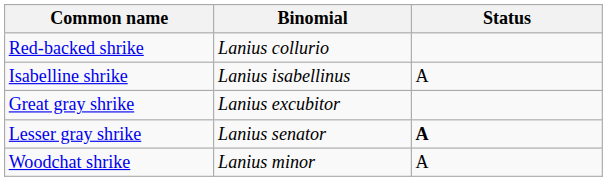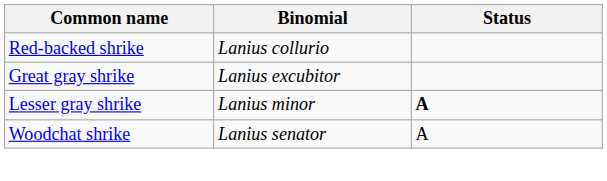- row: (68, 76)
(272, 133) Lanius senator -> (267, 104) Lanius minor
(267, 162) Lanius minor -> (272, 133) Lanius senator
